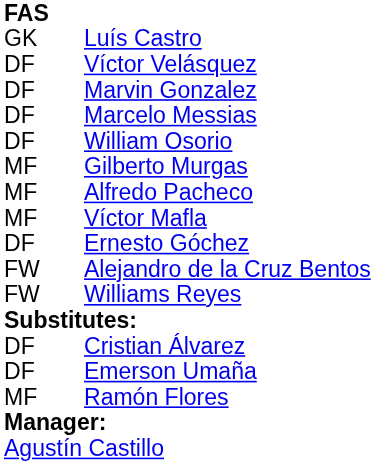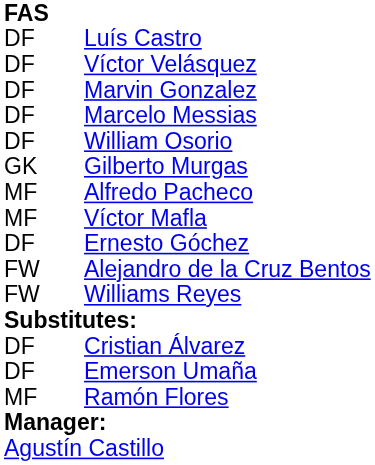(21, 38) GK -> (19, 38) DF
(21, 166) MF -> (21, 166) GK
